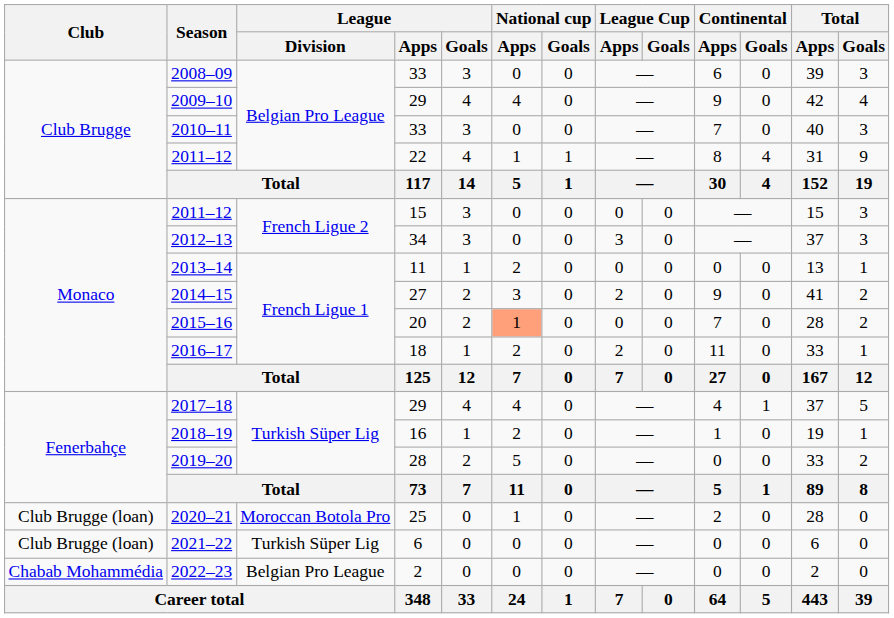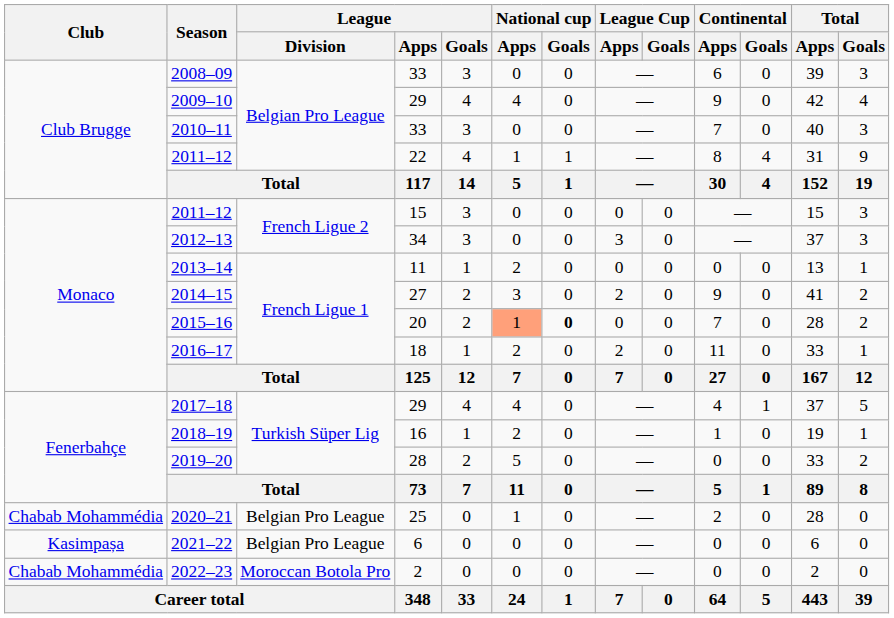(568, 322) normal -> (568, 322) bold
(86, 516) Club Brugge (loan) -> (86, 516) Chabab Mohammédia
(315, 516) Moroccan Botola Pro -> (315, 516) Belgian Pro League
(86, 543) Club Brugge (loan) -> (86, 543) Kasimpașa
(315, 543) Turkish Süper Lig -> (315, 543) Belgian Pro League
(315, 571) Belgian Pro League -> (315, 571) Moroccan Botola Pro
